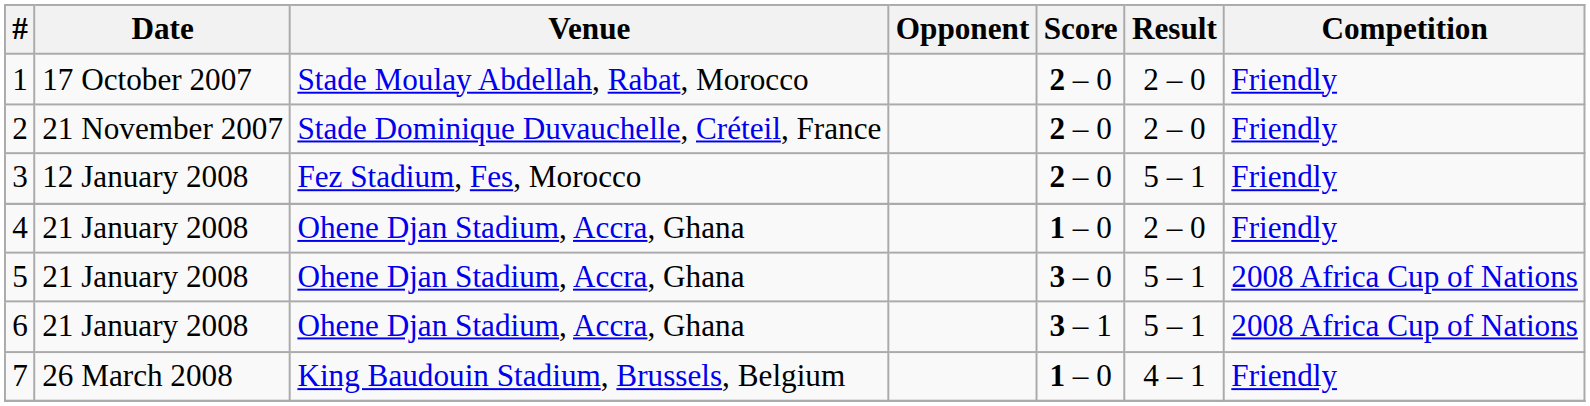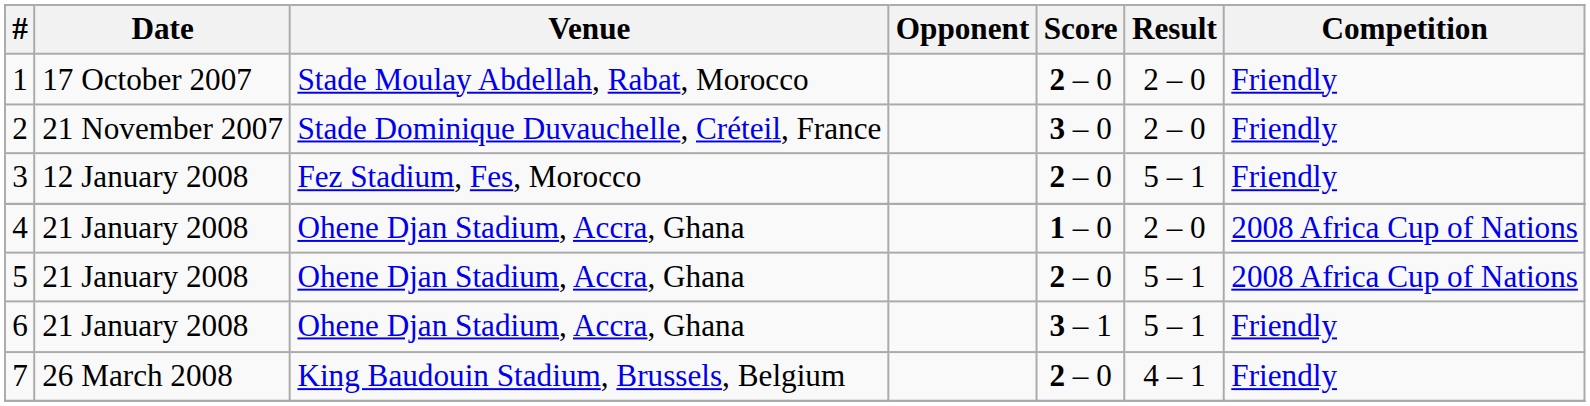(1081, 128) 2 – 0 -> (1081, 128) 3 – 0
(1284, 227) Friendly -> (1405, 227) 2008 Africa Cup of Nations
(1081, 276) 3 – 0 -> (1081, 276) 2 – 0
(1405, 326) 2008 Africa Cup of Nations -> (1284, 326) Friendly
(1081, 375) 1 – 0 -> (1081, 375) 2 – 0
